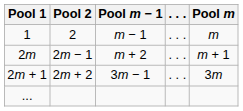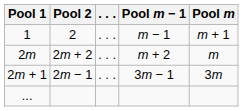columns swapped: (177, 14) <-> (130, 14)
(213, 34) m -> (213, 34) m + 1
(72, 55) 2m − 1 -> (72, 55) 2m + 2
(213, 55) m + 1 -> (213, 55) m
(72, 75) 2m + 2 -> (72, 75) 2m − 1
